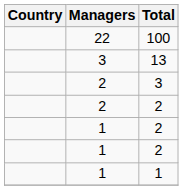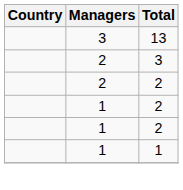- row: (102, 38)
